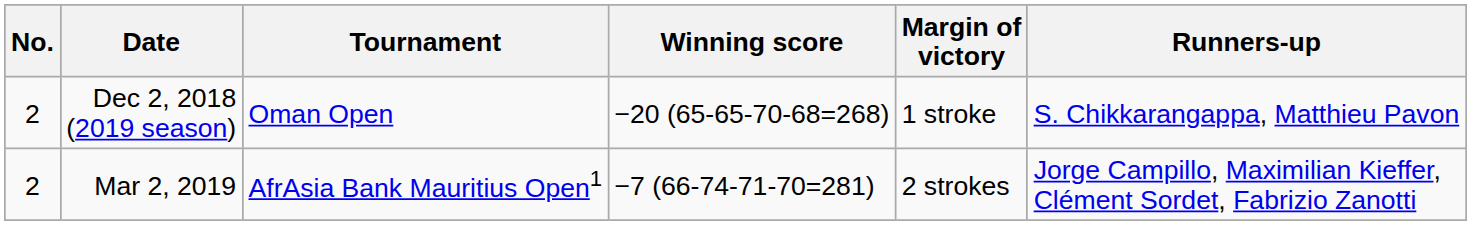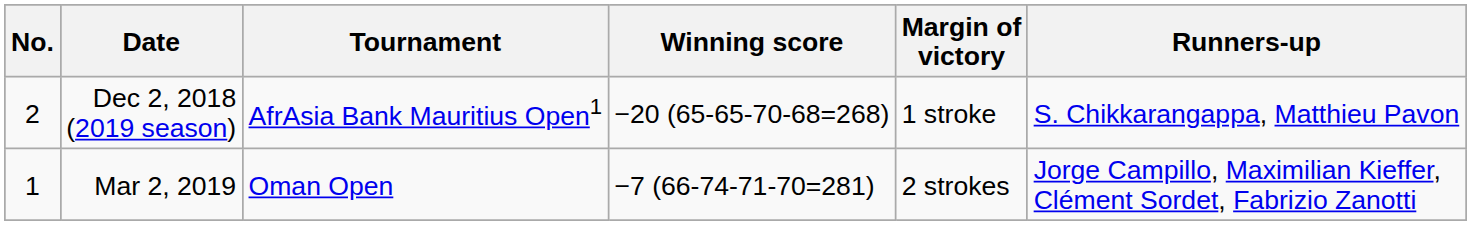(321, 113) Oman Open -> (425, 113) AfrAsia Bank Mauritius Open1
(32, 185) 2 -> (32, 185) 1
(425, 185) AfrAsia Bank Mauritius Open1 -> (321, 185) Oman Open
